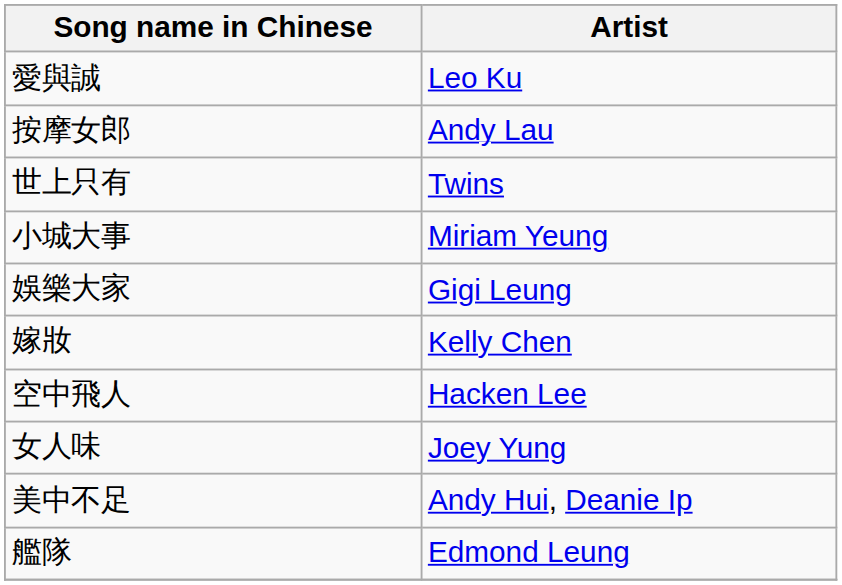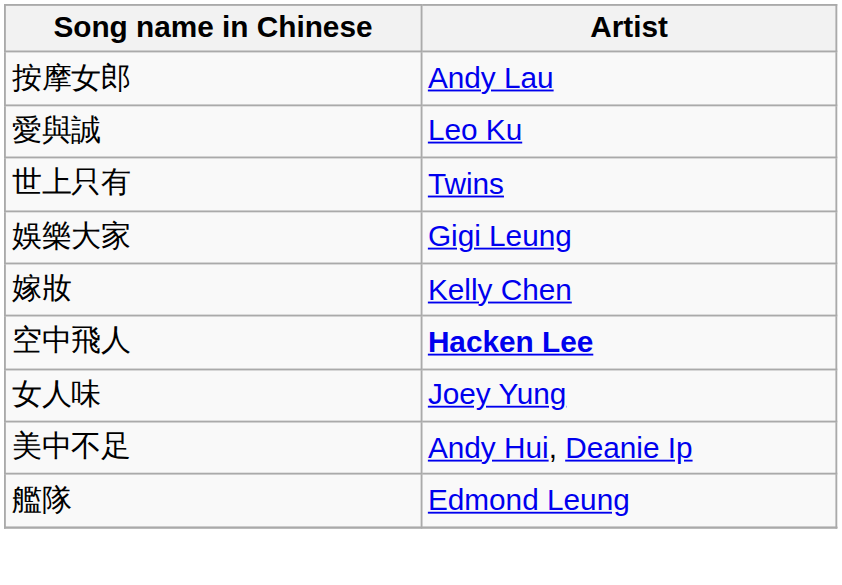rows swapped: (71, 129) <-> (56, 77)
- row: (71, 235)
(507, 394) normal -> (511, 341) bold
